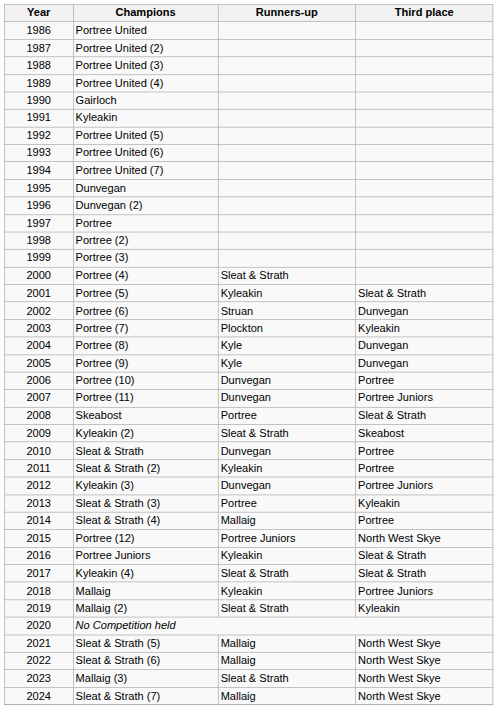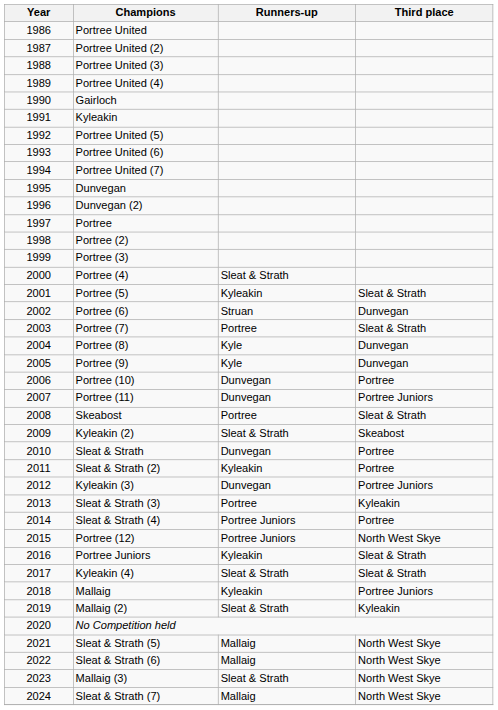(242, 328) Plockton -> (239, 328) Portree
(379, 328) Kyleakin -> (392, 328) Sleat & Strath
(238, 521) Mallaig -> (258, 521) Portree Juniors
